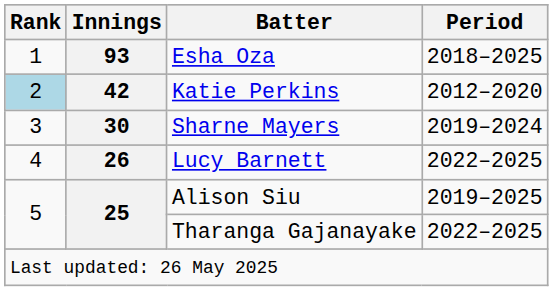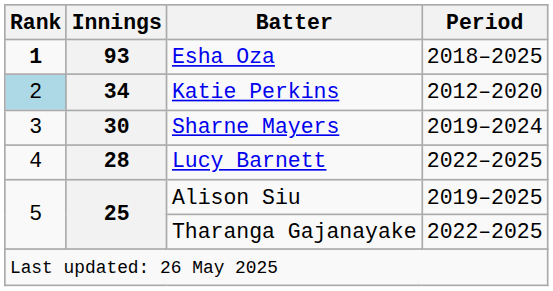(36, 57) normal -> (36, 57) bold
(117, 92) 42 -> (117, 92) 34
(117, 162) 26 -> (117, 162) 28
